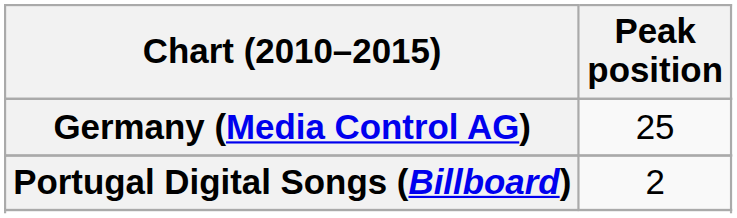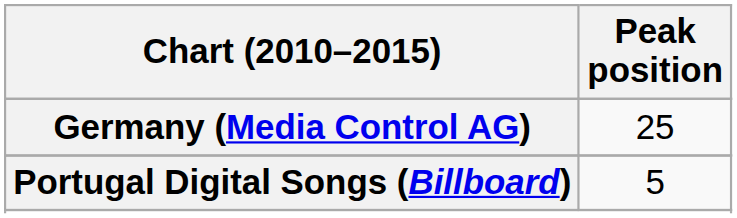(655, 182) 2 -> (655, 182) 5
